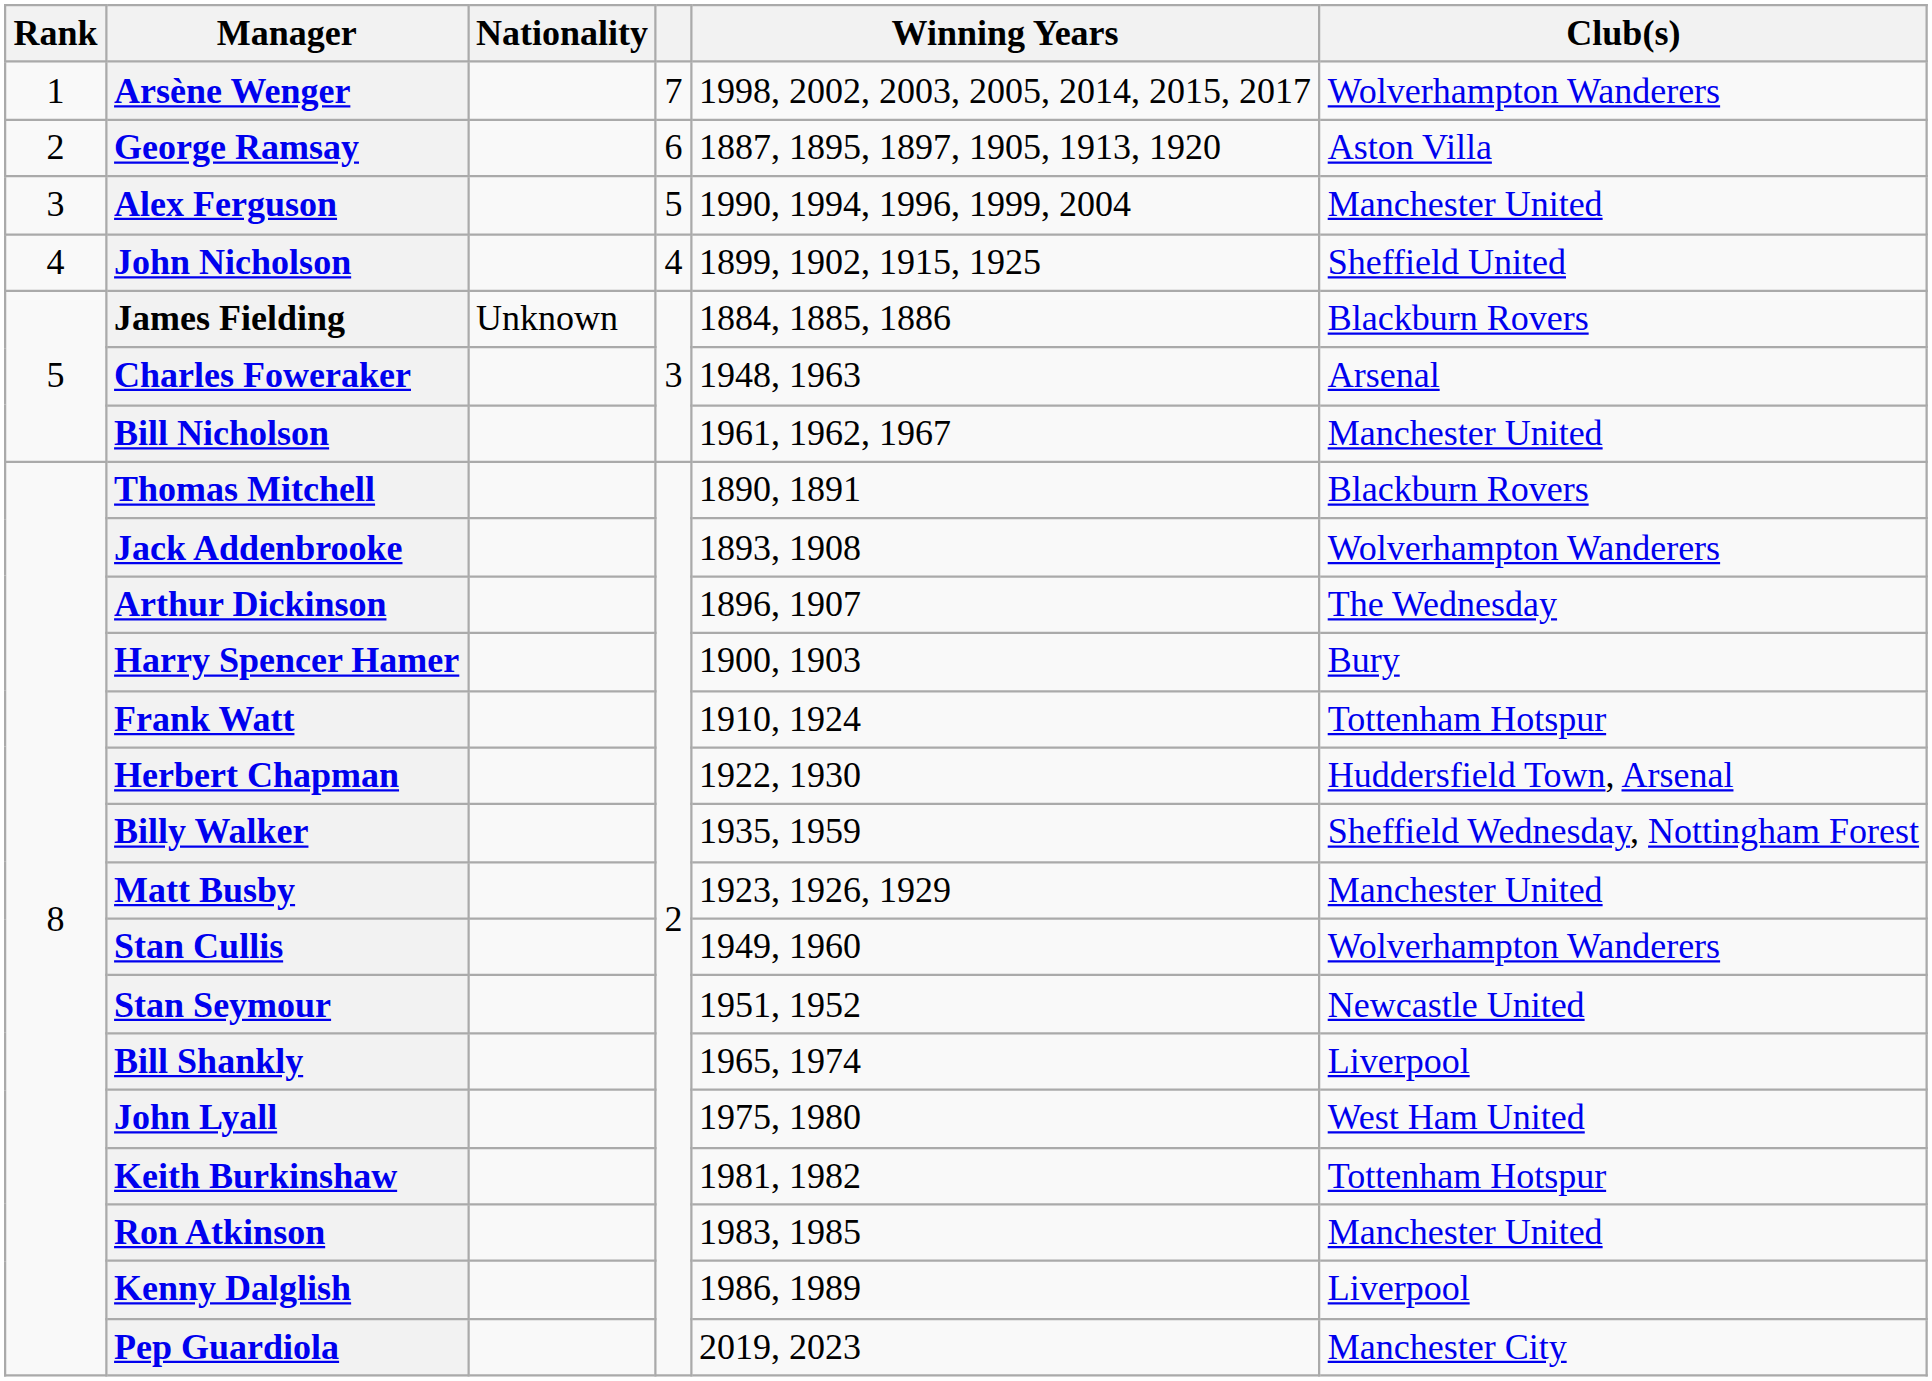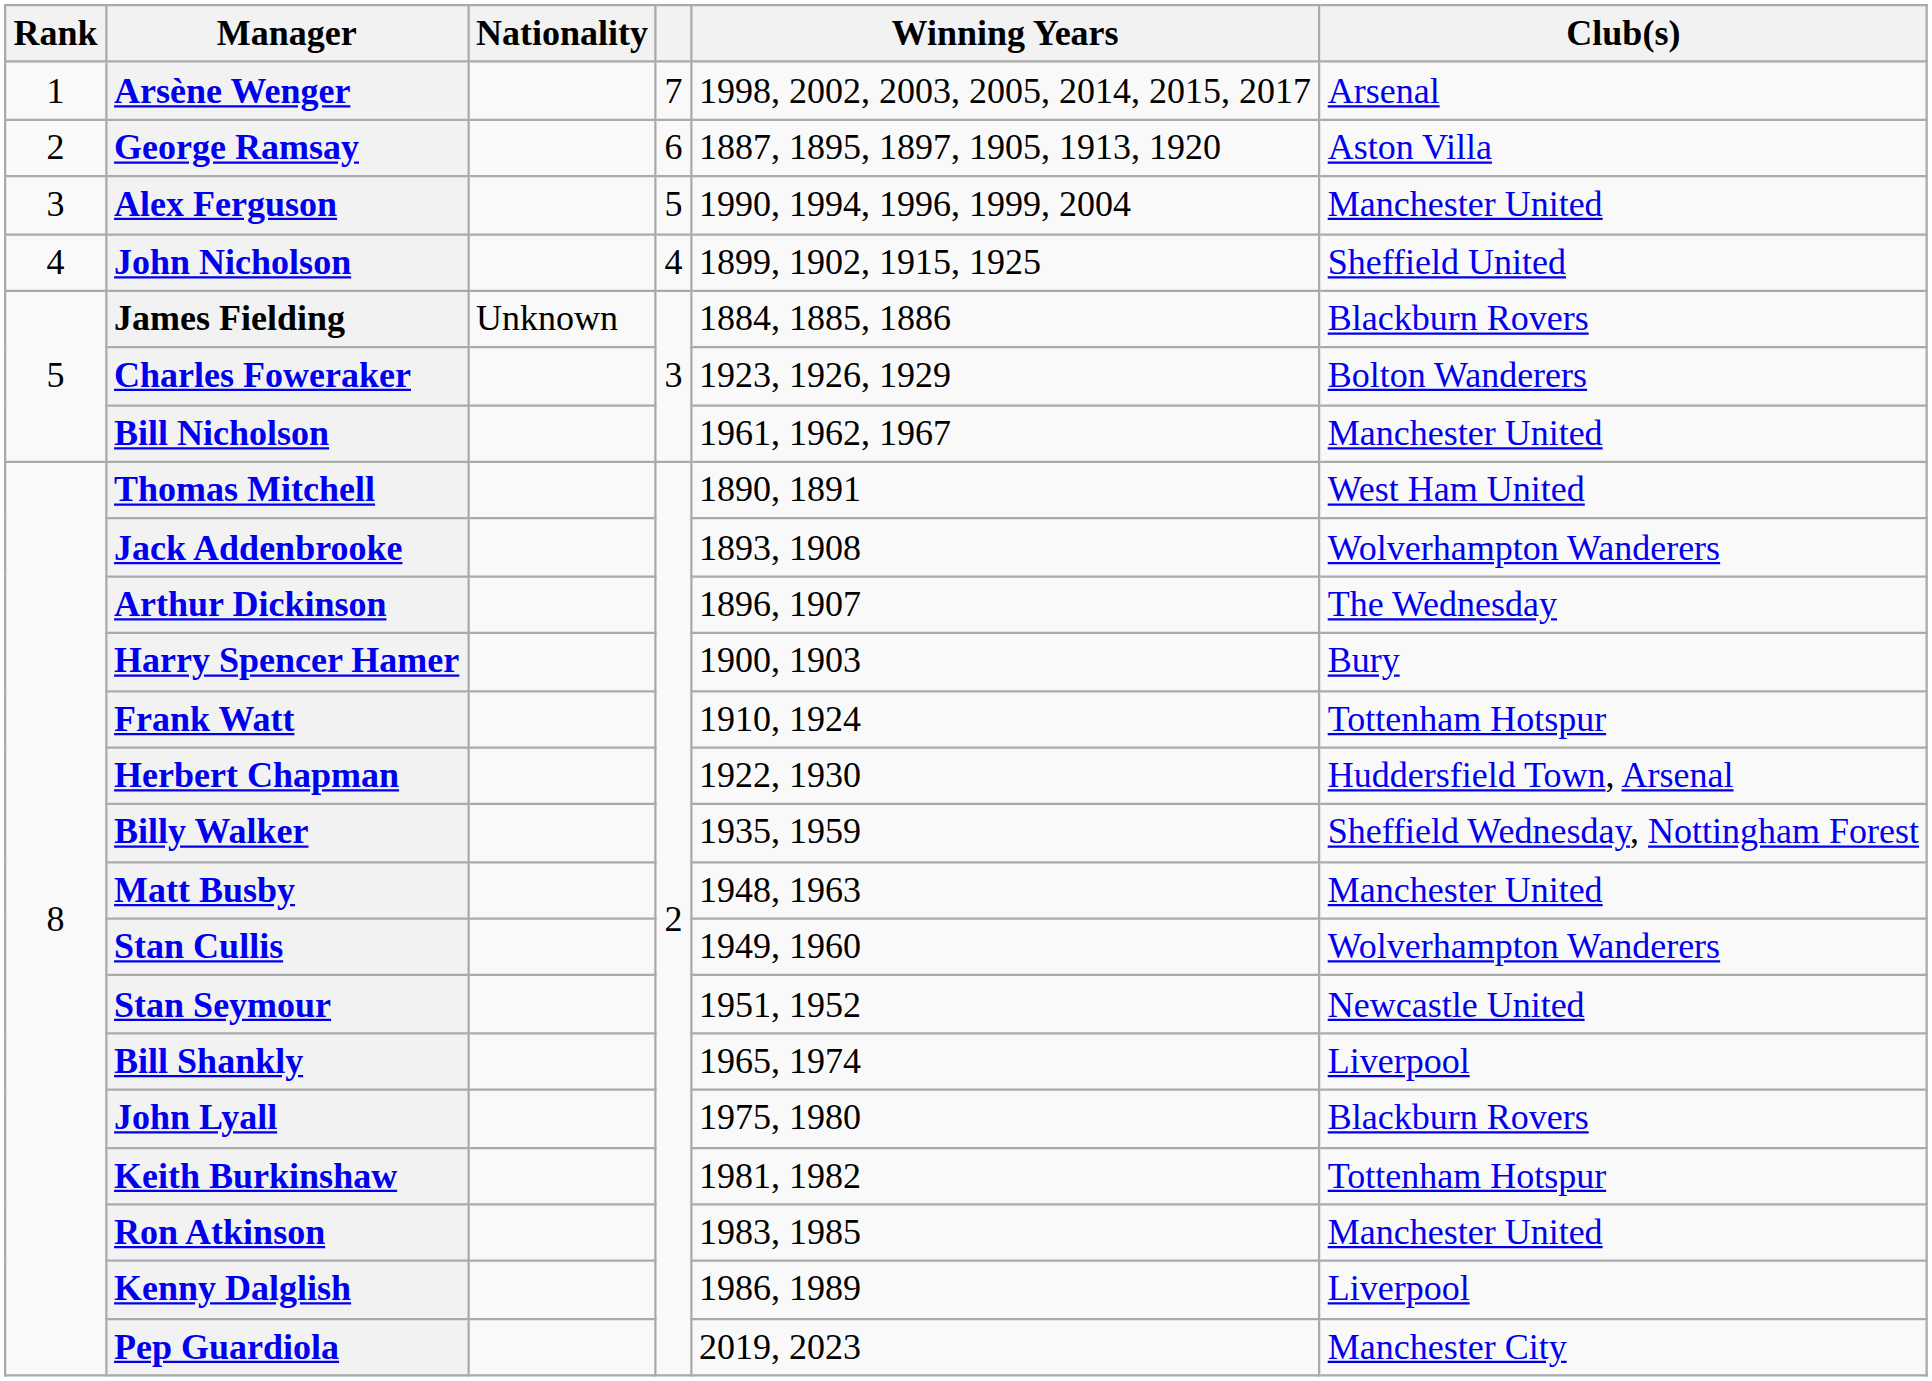(1524, 90) Wolverhampton Wanderers -> (1384, 90) Arsenal
(780, 375) 1948, 1963 -> (825, 375) 1923, 1926, 1929
(1384, 375) Arsenal -> (1457, 375) Bolton Wanderers
(1458, 489) Blackburn Rovers -> (1456, 489) West Ham United
(825, 889) 1923, 1926, 1929 -> (780, 889) 1948, 1963
(1456, 1117) West Ham United -> (1458, 1117) Blackburn Rovers
